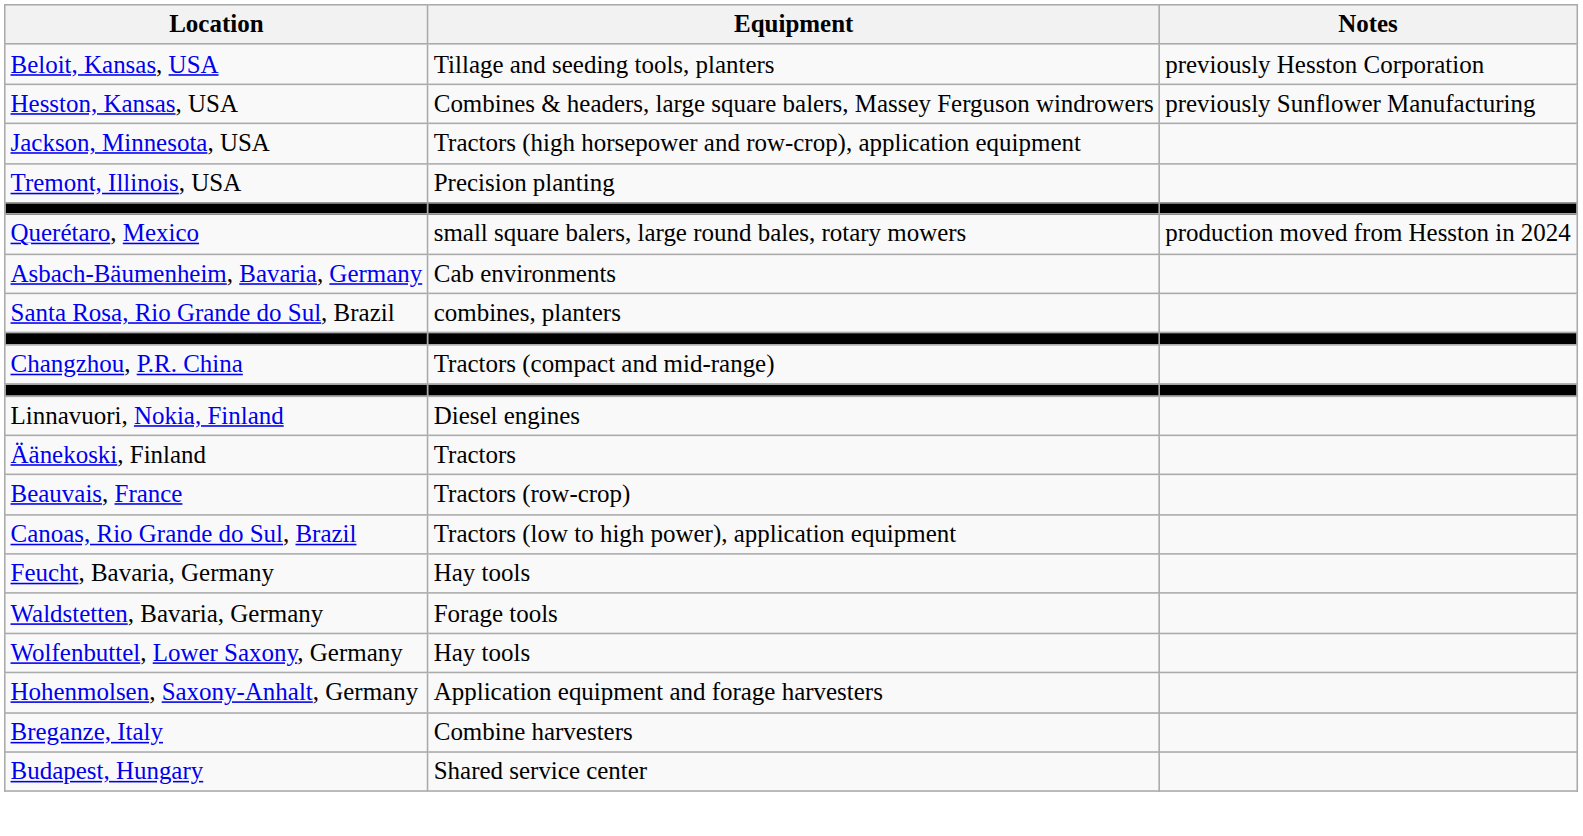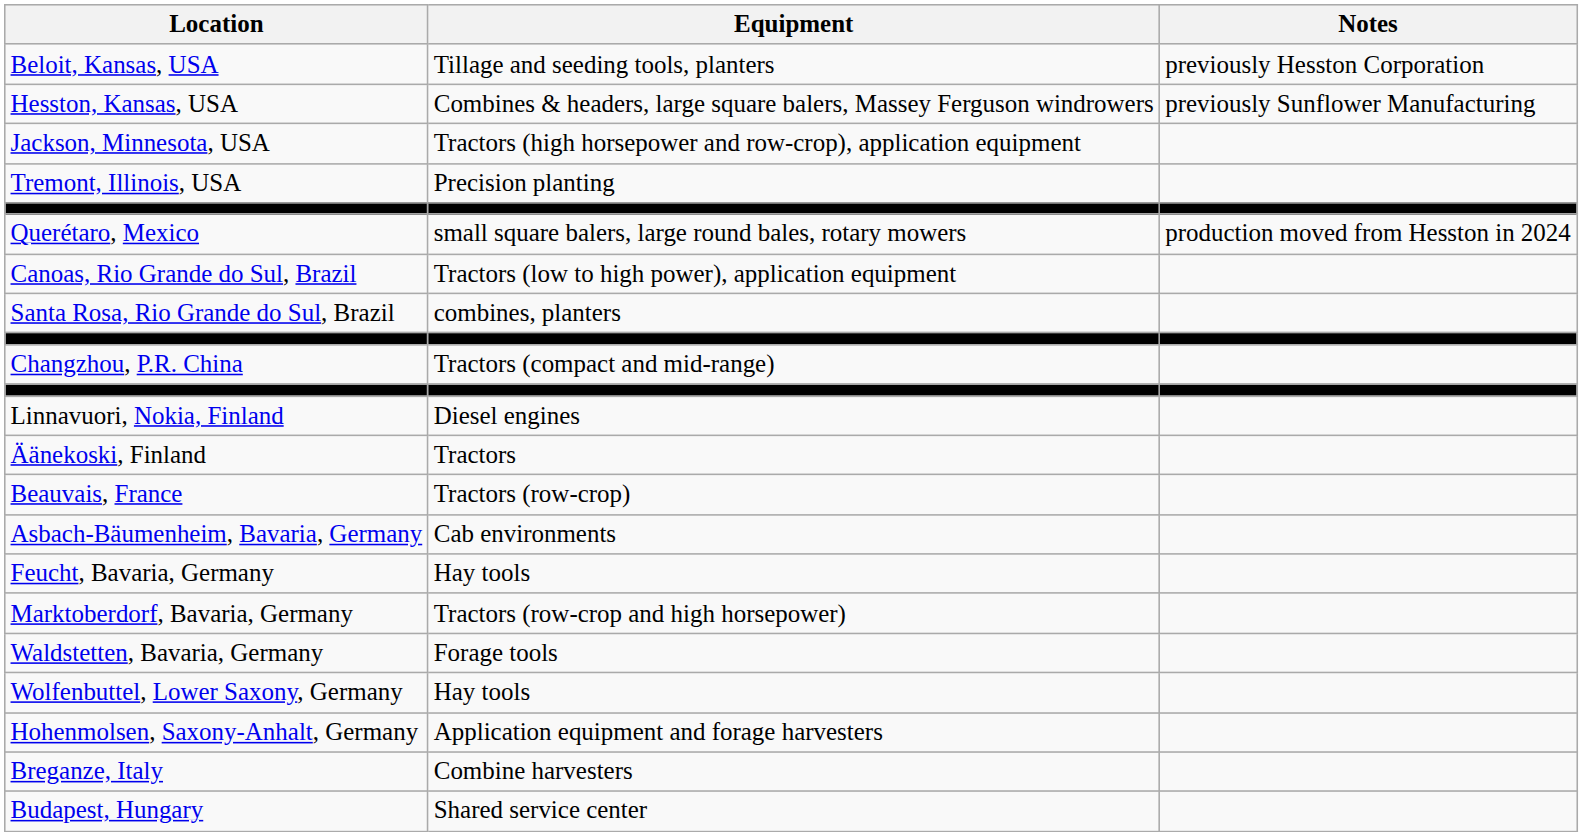rows swapped: (183, 533) <-> (216, 273)
+ row: (182, 612)
